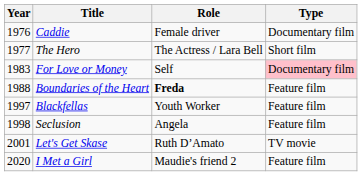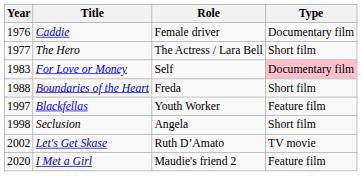(169, 87) bold -> (168, 87) normal
(297, 87) Feature film -> (292, 87) Short film
(297, 124) Feature film -> (292, 124) Short film
(19, 143) 2001 -> (19, 143) 2002
